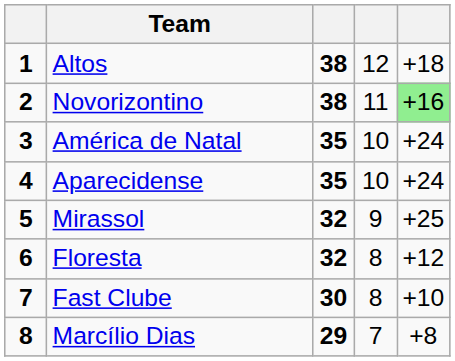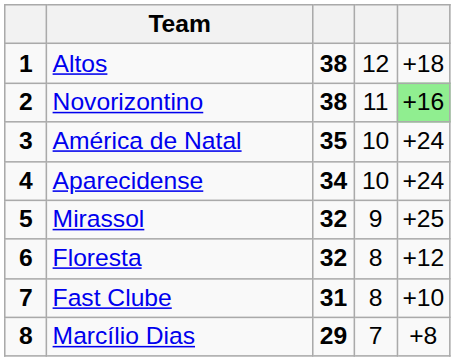(333, 180) 35 -> (333, 180) 34
(333, 297) 30 -> (333, 297) 31
